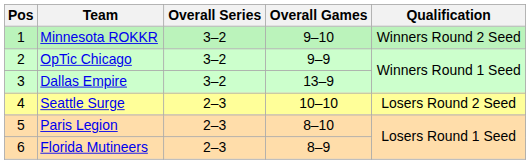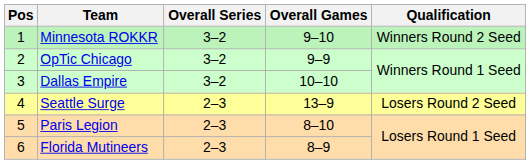(319, 81) 13–9 -> (319, 81) 10–10
(319, 103) 10–10 -> (319, 103) 13–9
